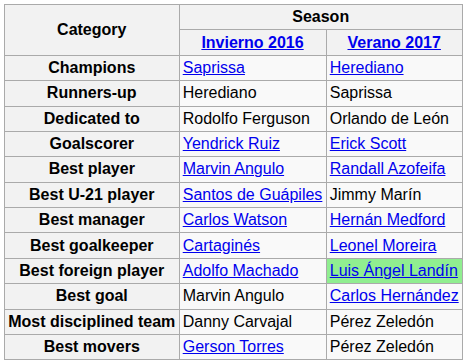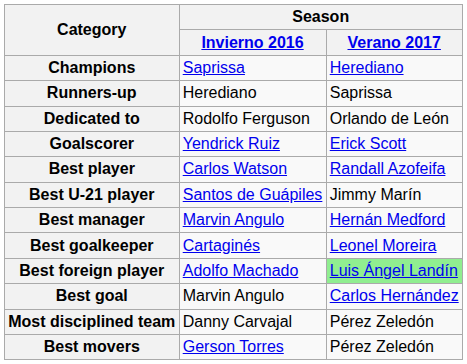(233, 169) Marvin Angulo -> (235, 169) Carlos Watson
(235, 220) Carlos Watson -> (233, 220) Marvin Angulo
